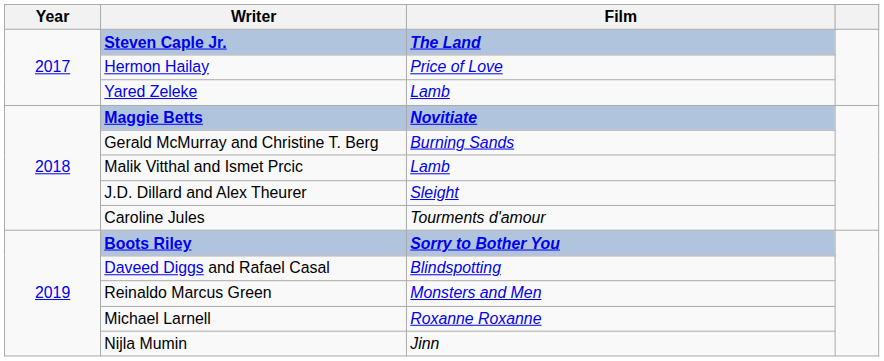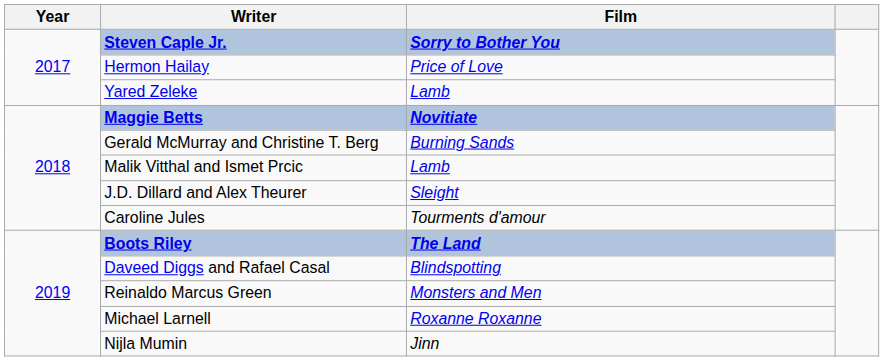(445, 42) The Land -> (485, 42) Sorry to Bother You
(485, 243) Sorry to Bother You -> (445, 243) The Land
